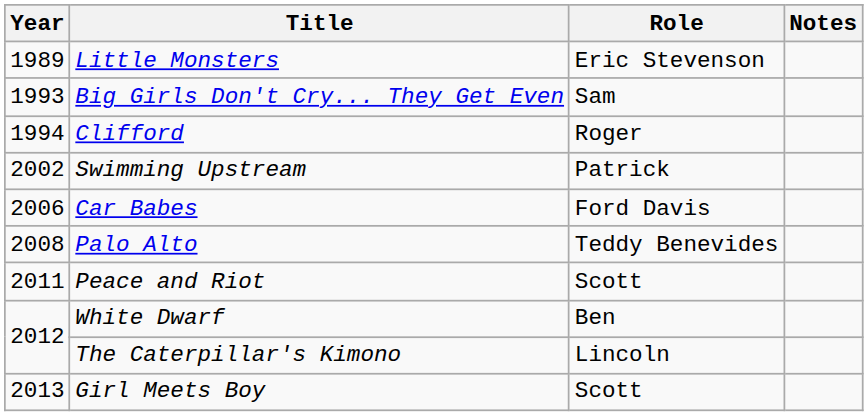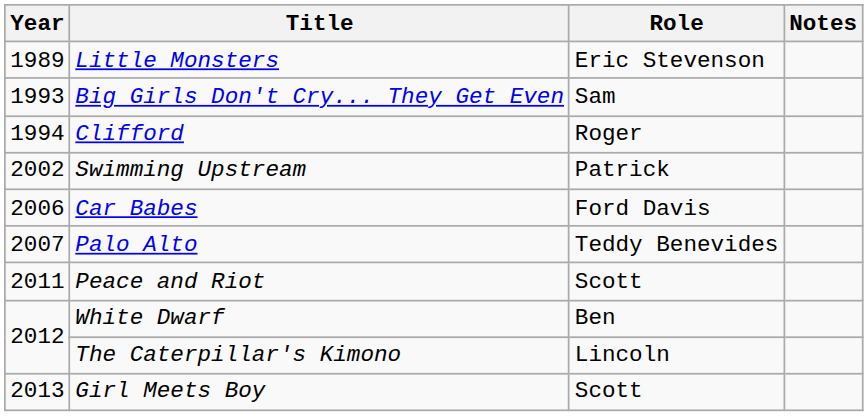(37, 245) 2008 -> (37, 245) 2007
